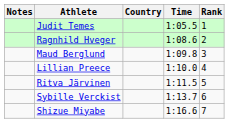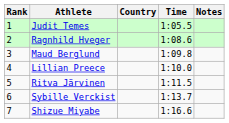columns swapped: (212, 11) <-> (20, 11)
